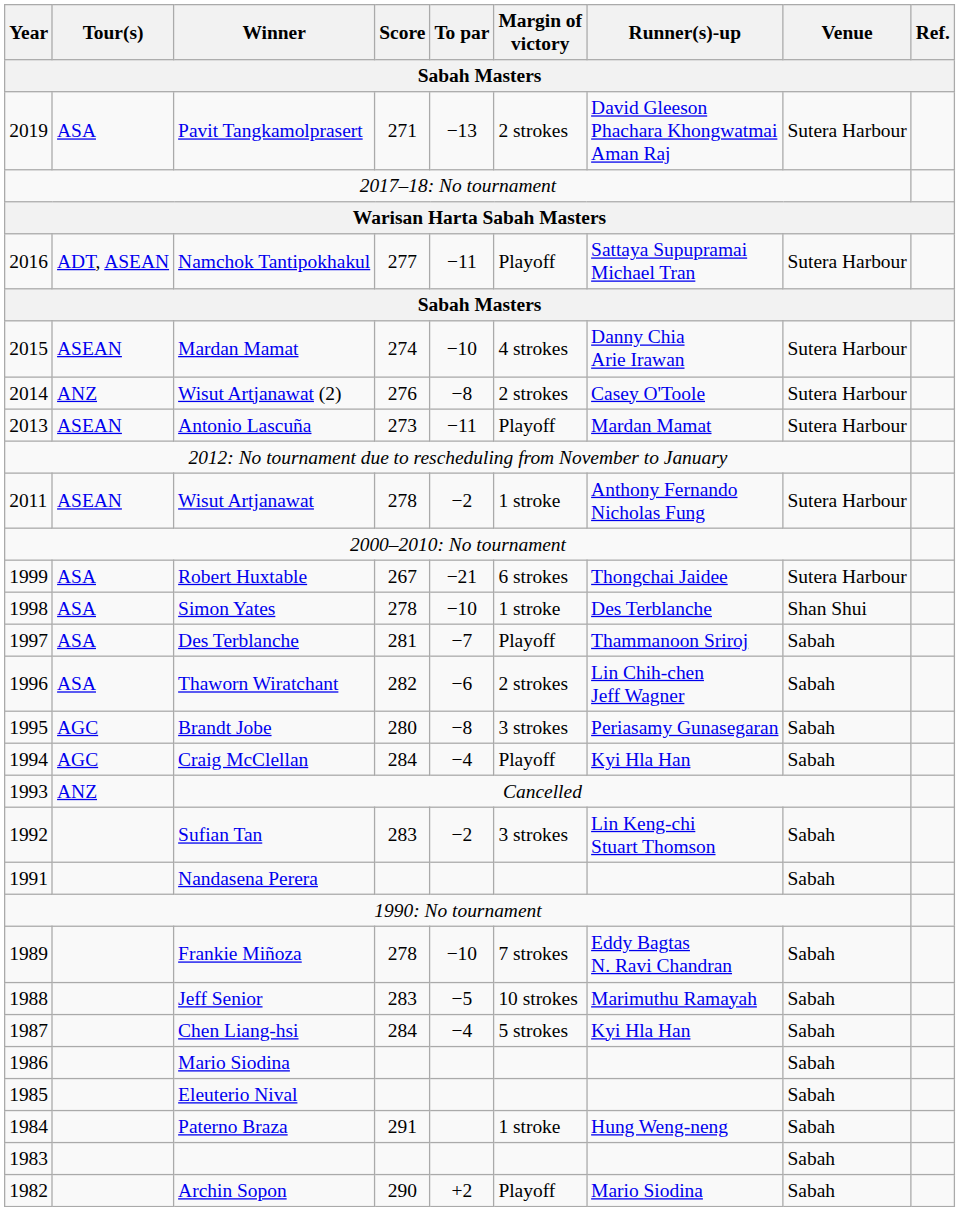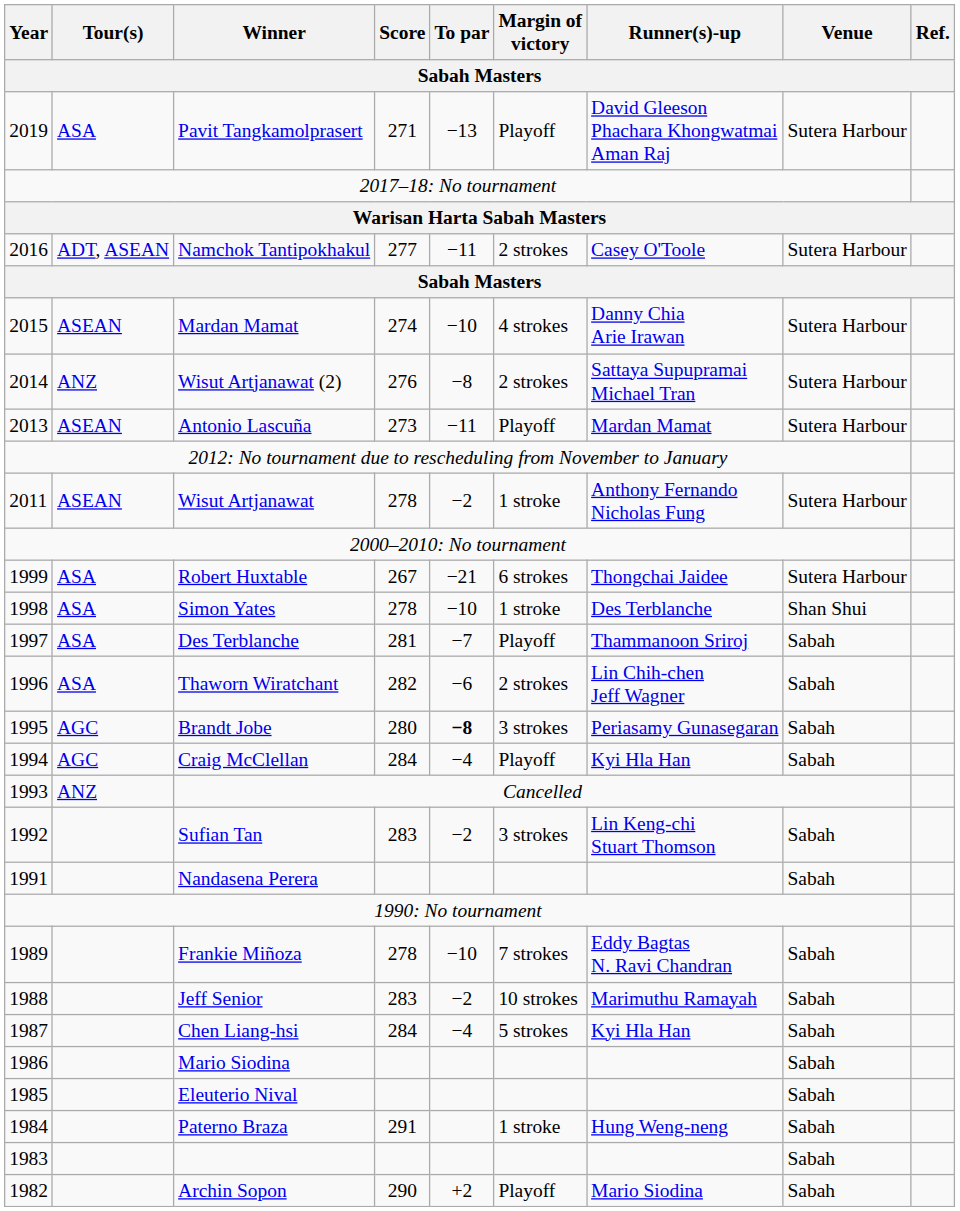(533, 130) 2 strokes -> (527, 130) Playoff
(527, 261) Playoff -> (533, 250) 2 strokes
(669, 261) Sattaya Supupramai Michael Tran -> (648, 250) Casey O'Toole
(648, 392) Casey O'Toole -> (669, 381) Sattaya Supupramai Michael Tran
(462, 727) normal -> (462, 727) bold
(462, 998) −5 -> (462, 998) −2
